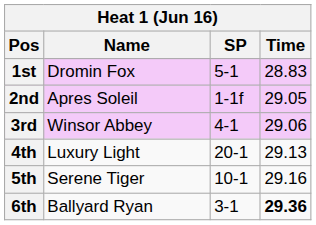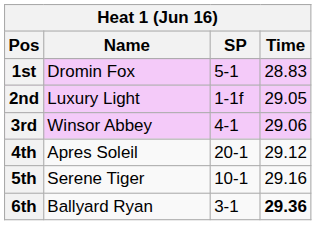(93, 98) Apres Soleil -> (94, 98) Luxury Light
(94, 152) Luxury Light -> (93, 152) Apres Soleil
(286, 152) 29.13 -> (286, 152) 29.12
